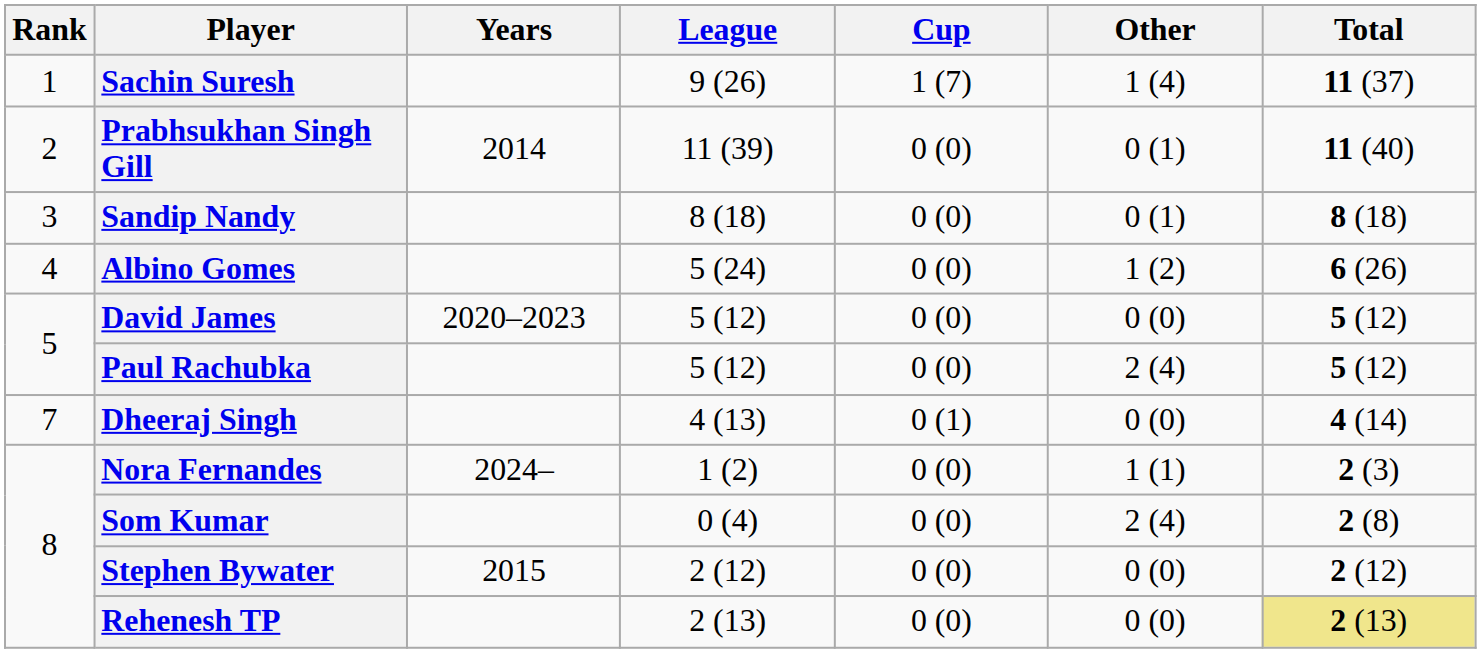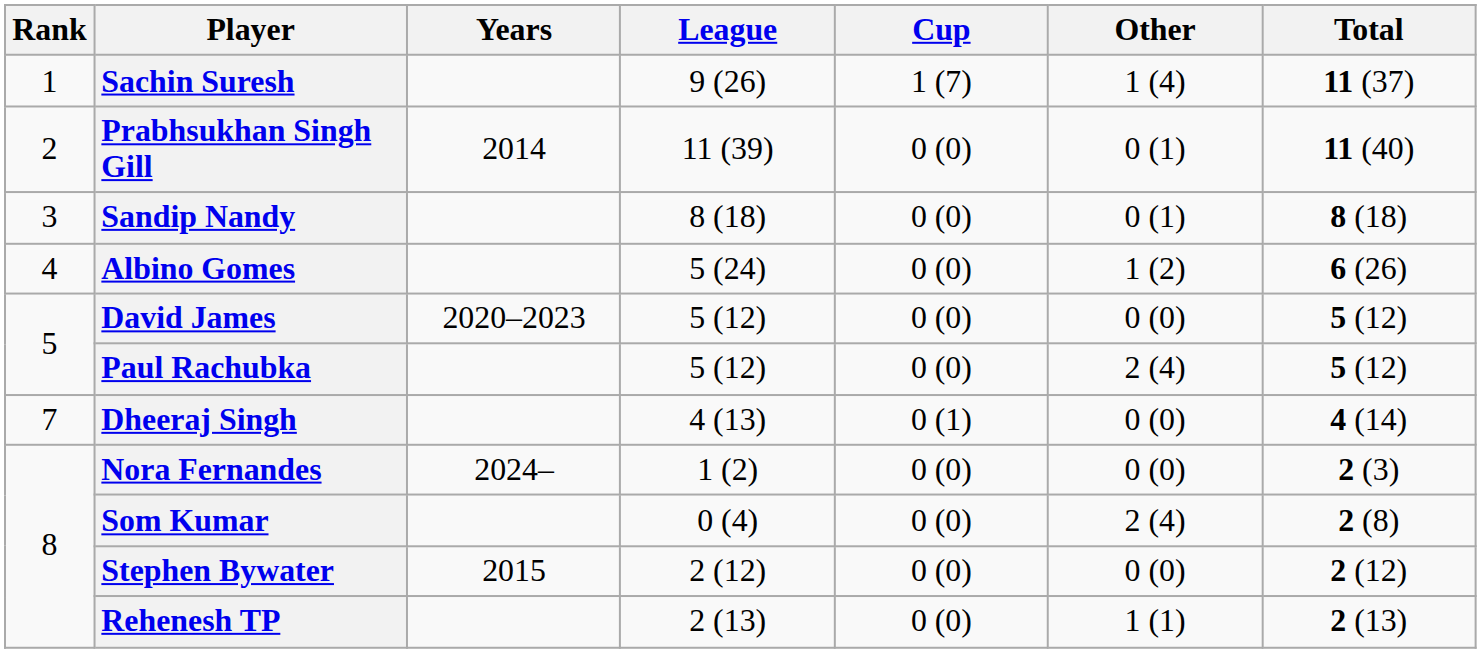(1155, 469) 1 (1) -> (1155, 469) 0 (0)
(1155, 621) 0 (0) -> (1155, 621) 1 (1)
(1369, 621) khaki background -> (1369, 621) no background
